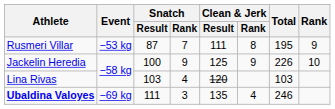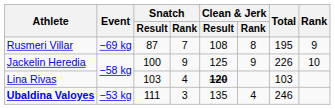(116, 46) −53 kg -> (116, 46) −69 kg
(218, 46) 111 -> (218, 46) 108
(218, 80) normal -> (218, 80) bold
(116, 96) −69 kg -> (116, 96) −53 kg
